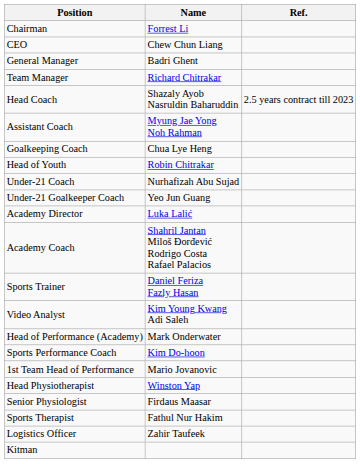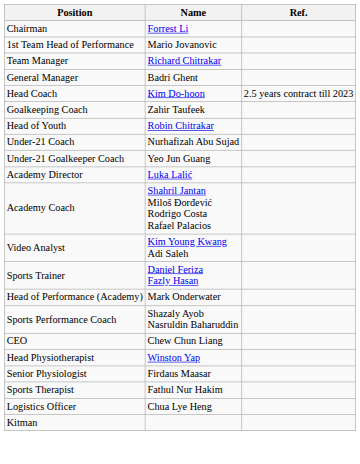rows swapped: (17, 45) <-> (70, 369)
rows swapped: (42, 61) <-> (37, 77)
(193, 99) Shazaly Ayob Nasruldin Baharuddin -> (176, 93) Kim Do-hoon
- row: (40, 127)
(180, 149) Chua Lye Heng -> (176, 110) Zahir Taufeek
rows swapped: (36, 314) <-> (36, 287)
(176, 353) Kim Do-hoon -> (193, 319) Shazaly Ayob Nasruldin Baharuddin
(176, 434) Zahir Taufeek -> (180, 406) Chua Lye Heng
